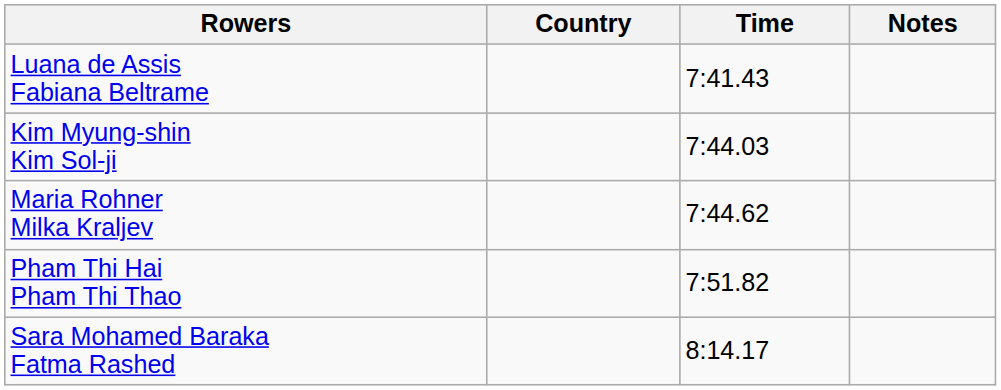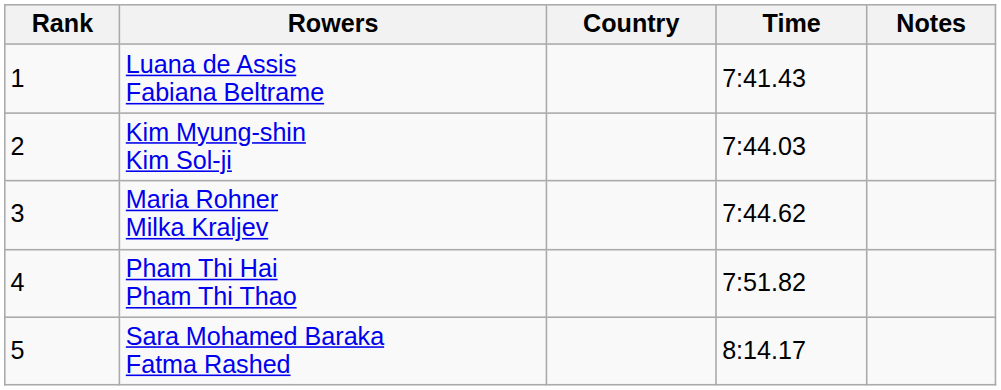+ column: (62, 24)
